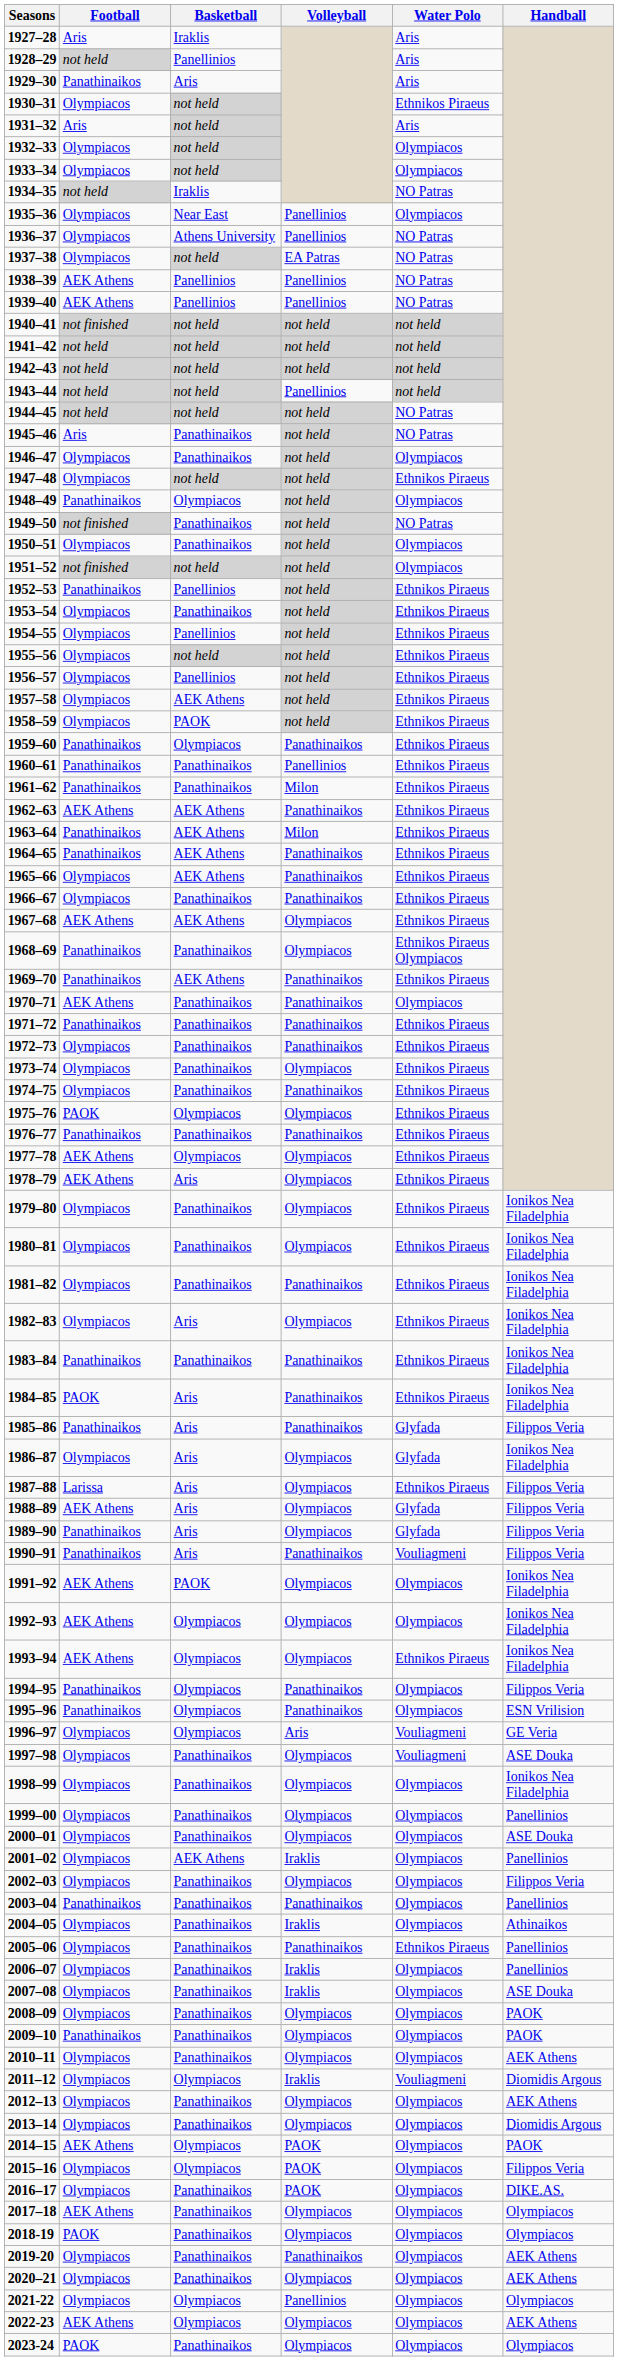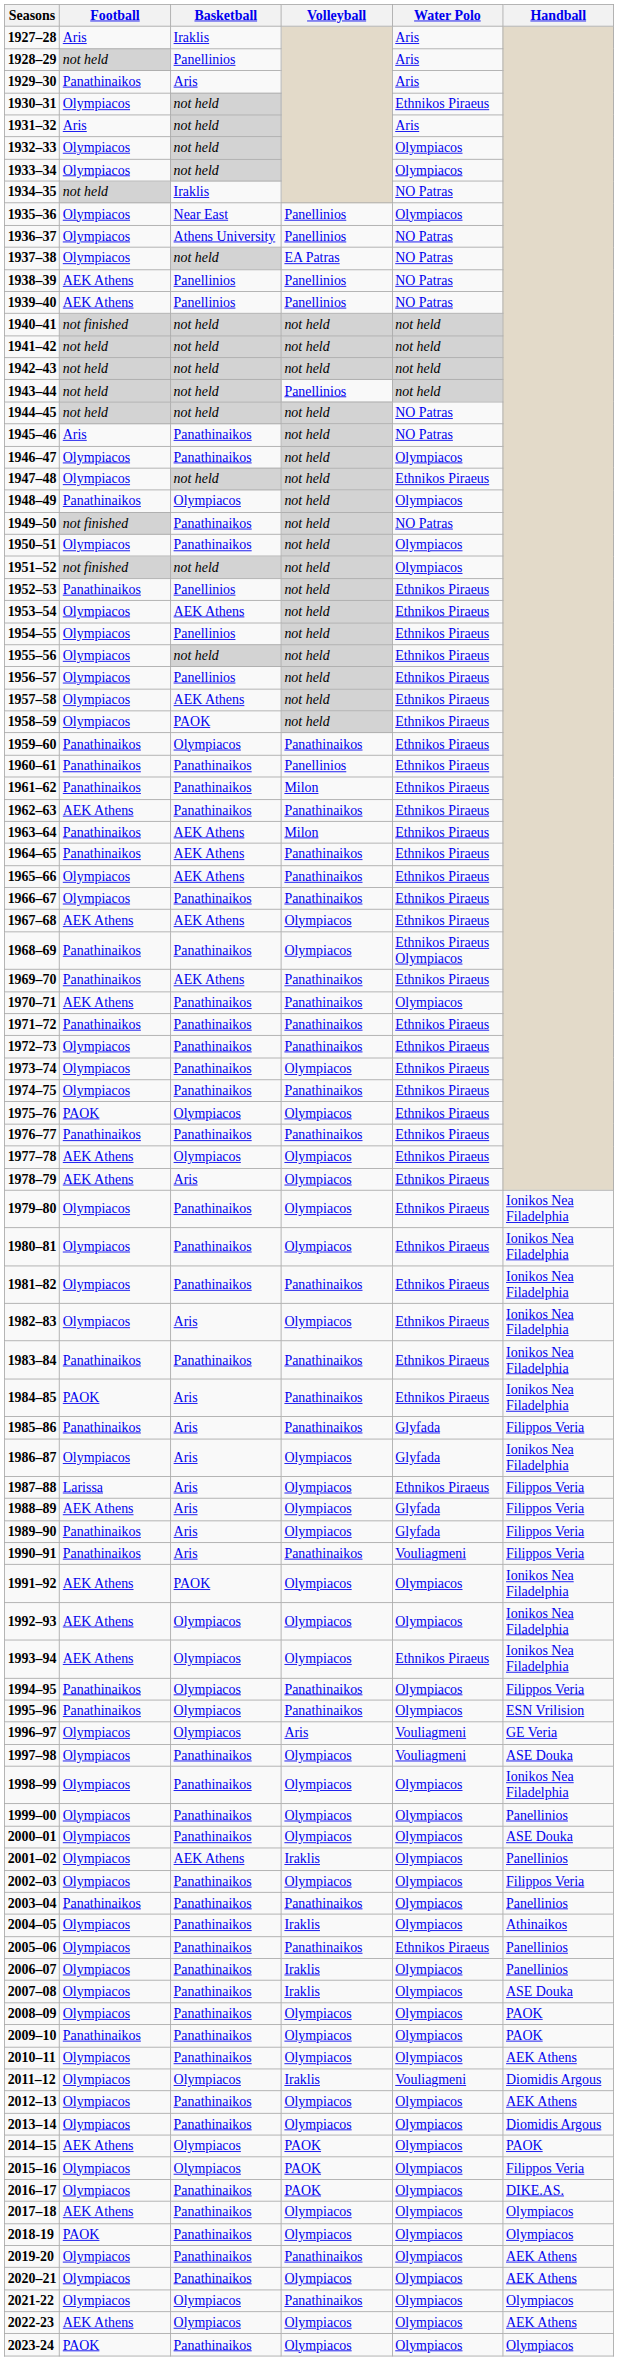(213, 611) Panathinaikos -> (209, 611) AEK Athens
(209, 810) AEK Athens -> (213, 810) Panathinaikos
(315, 2300) Panellinios -> (323, 2300) Panathinaikos
